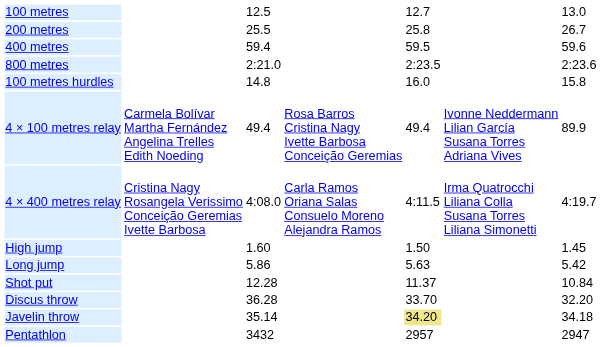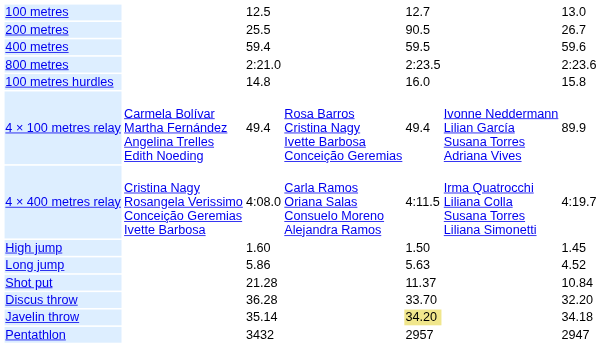(418, 29) 25.8 -> (418, 29) 90.5
(574, 265) 5.42 -> (574, 265) 4.52
(262, 282) 12.28 -> (262, 282) 21.28
